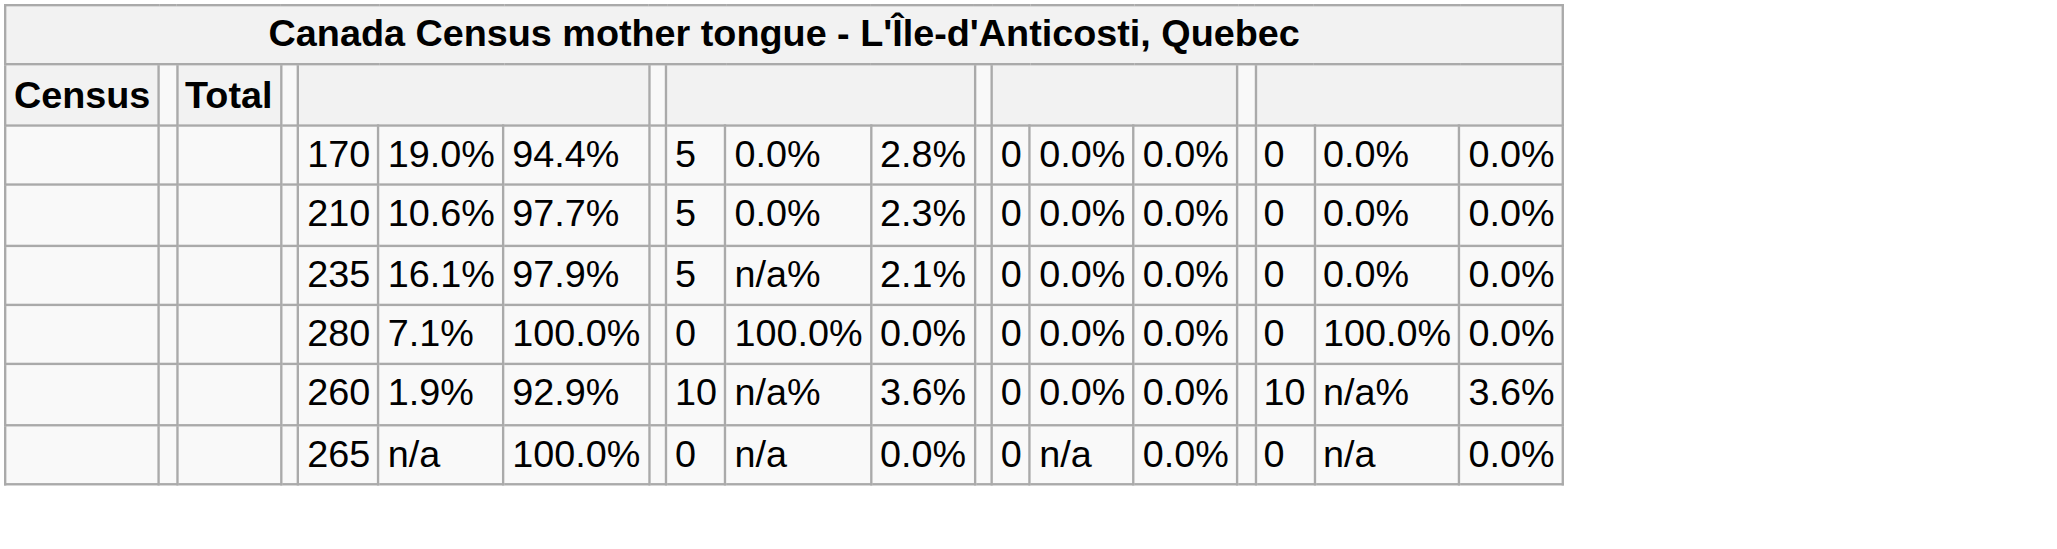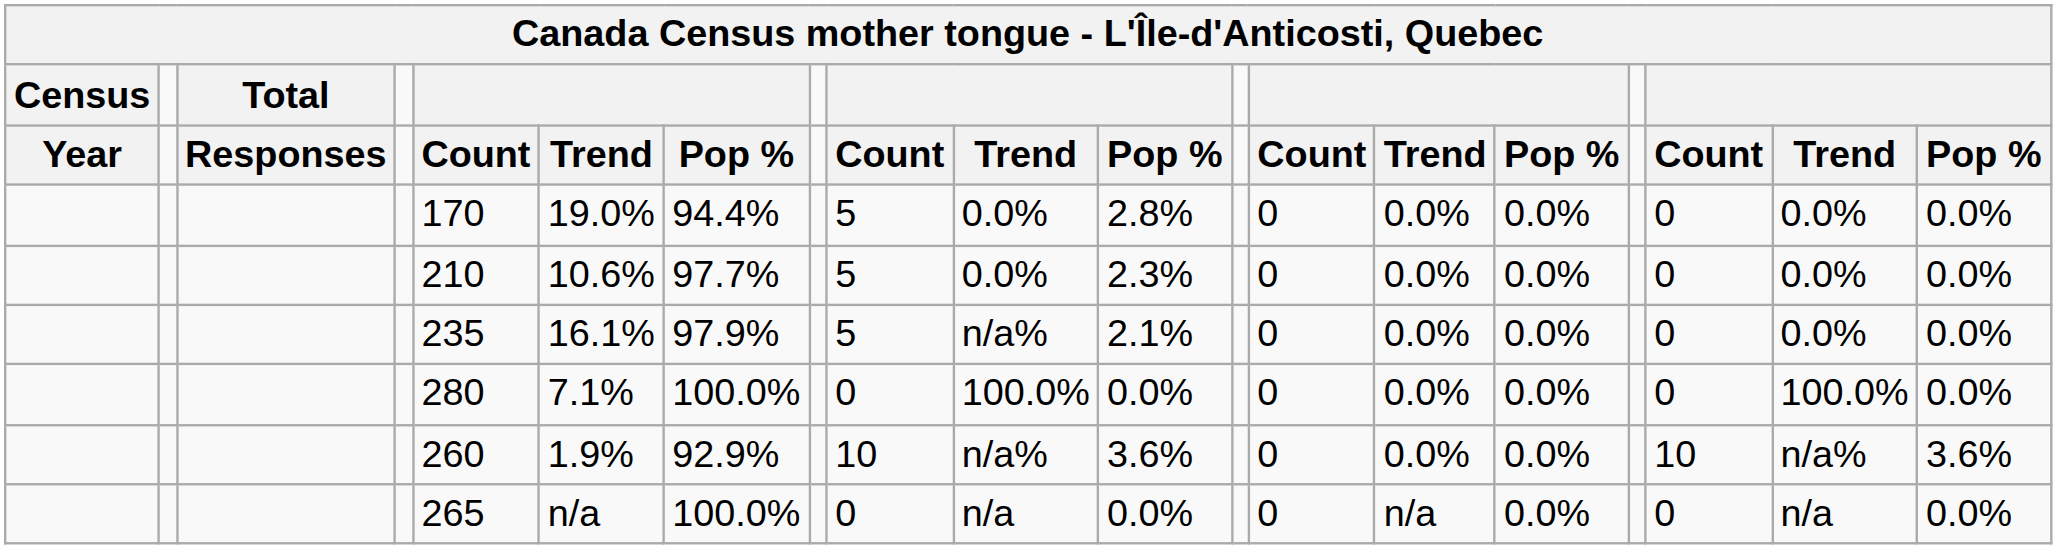+ row: (82, 154)
